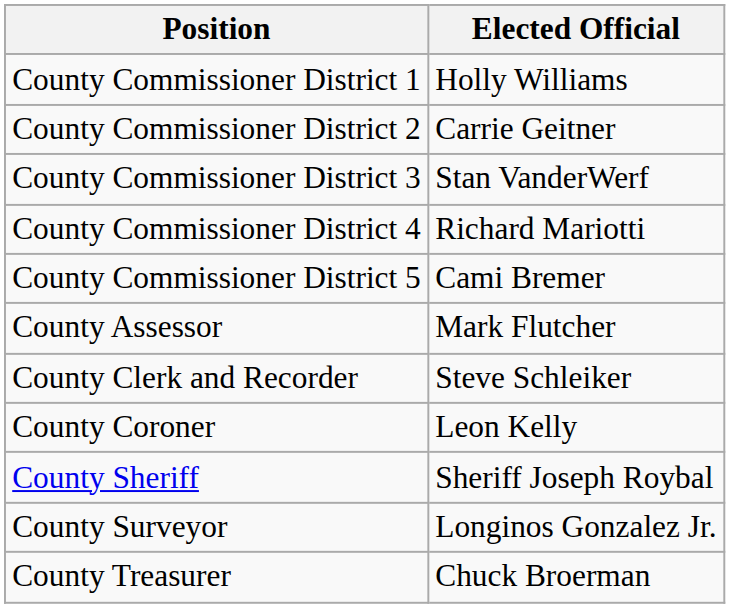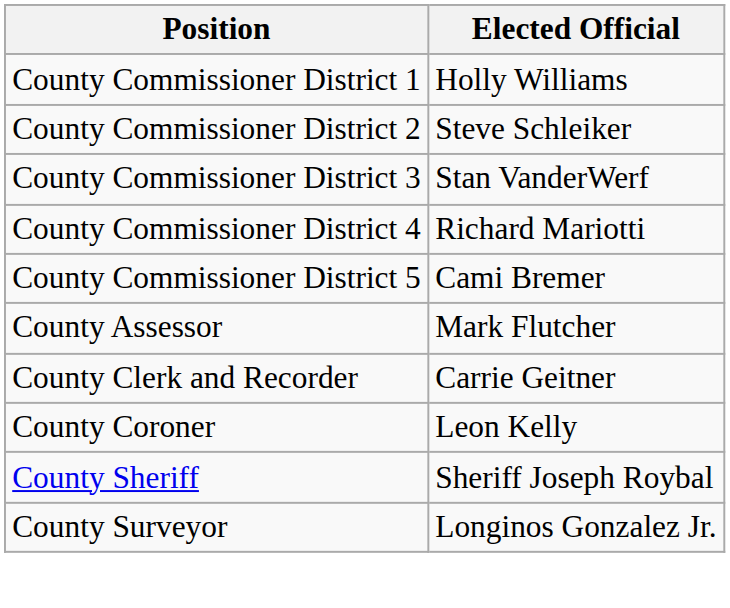(525, 128) Carrie Geitner -> (533, 128) Steve Schleiker
(533, 377) Steve Schleiker -> (525, 377) Carrie Geitner
- row: (122, 576)
